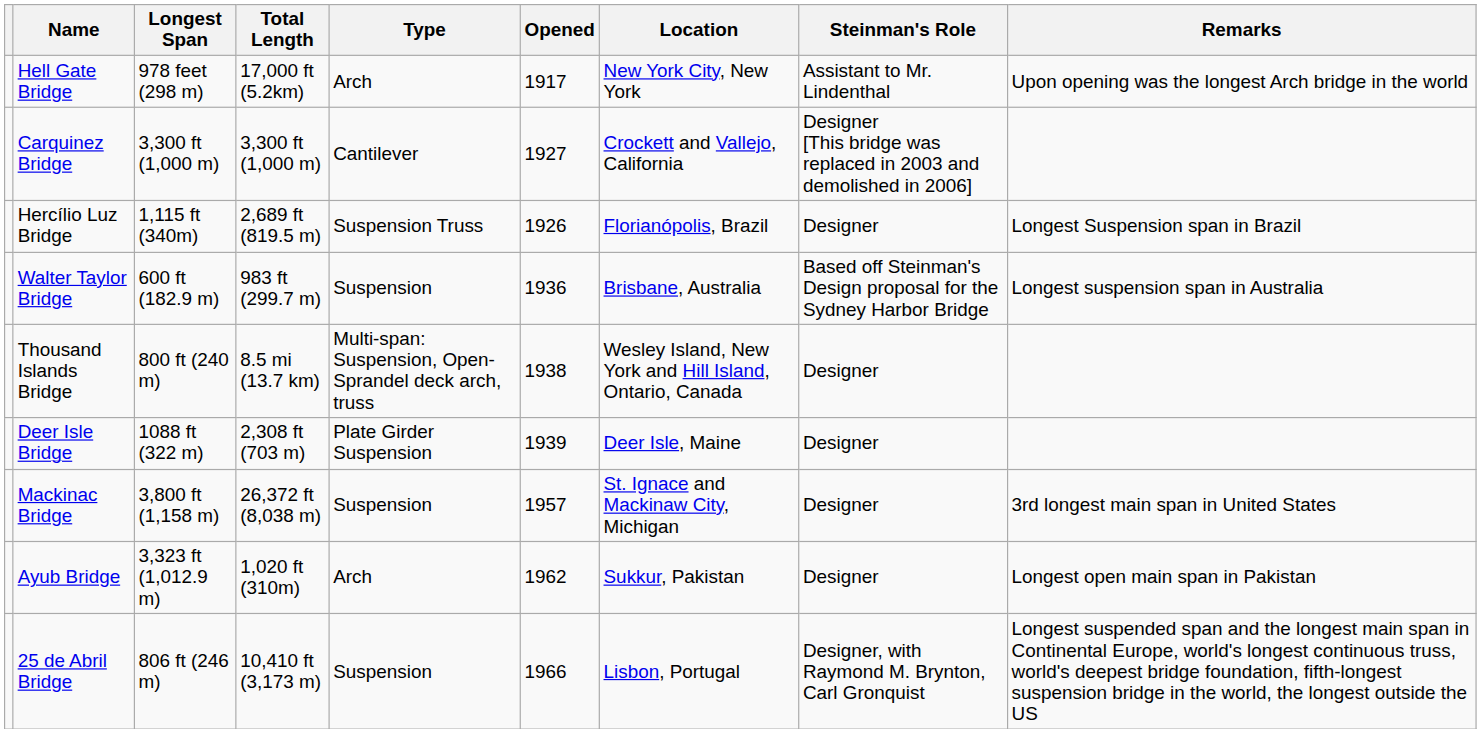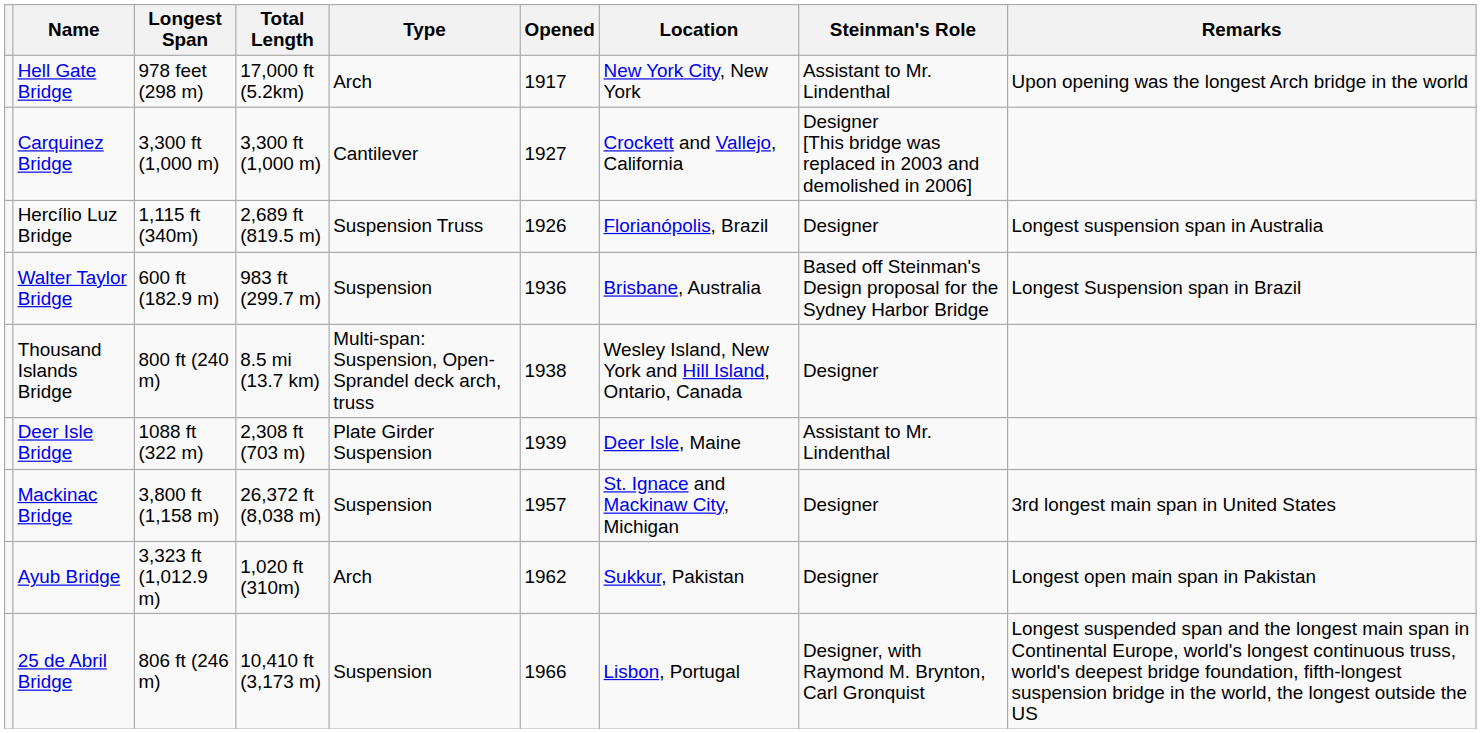(1156, 226) Longest Suspension span in Brazil -> (1167, 226) Longest suspension span in Australia
(1167, 287) Longest suspension span in Australia -> (1156, 287) Longest Suspension span in Brazil
(841, 443) Designer -> (867, 443) Assistant to Mr. Lindenthal
